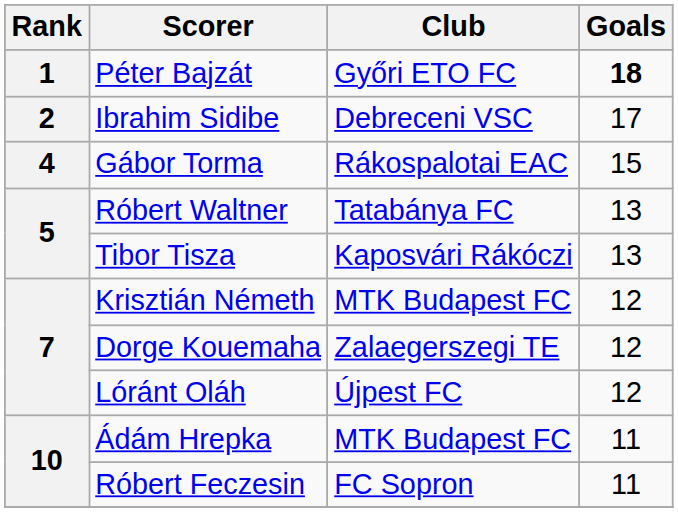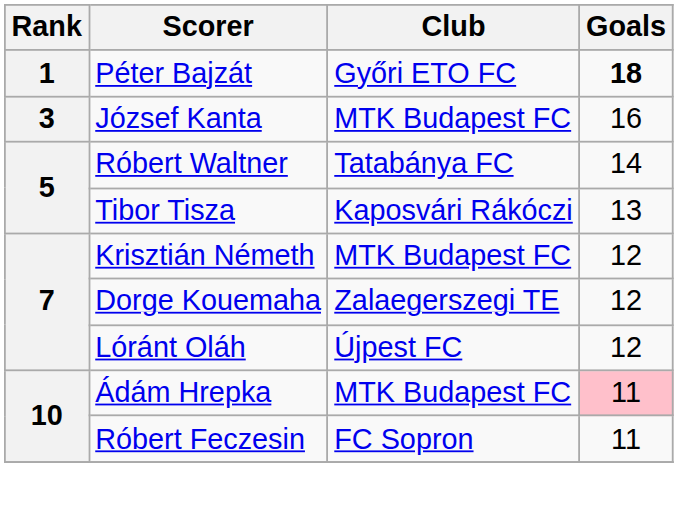- row: (187, 118)
+ row: (178, 118)
- row: (179, 164)
(626, 210) 13 -> (626, 164) 14
(626, 438) no background -> (626, 392) pink background
